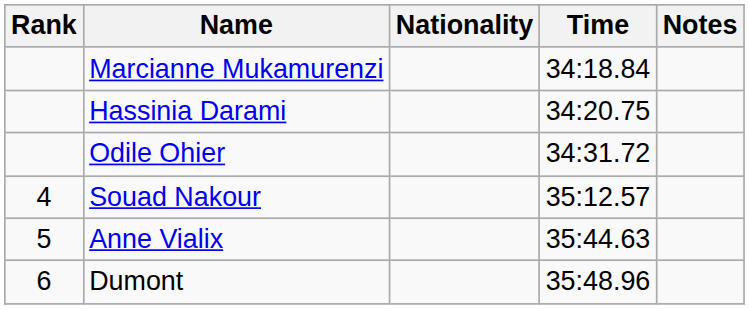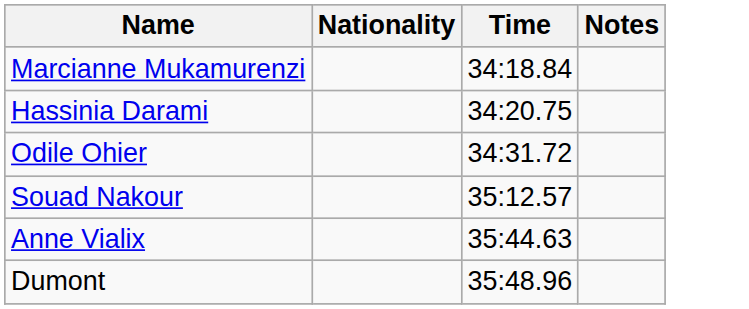- column: (44, 25)
